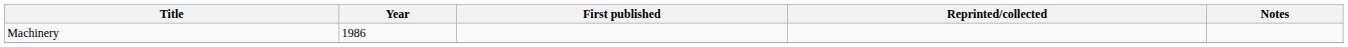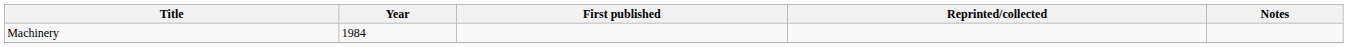(354, 33) 1986 -> (354, 33) 1984
